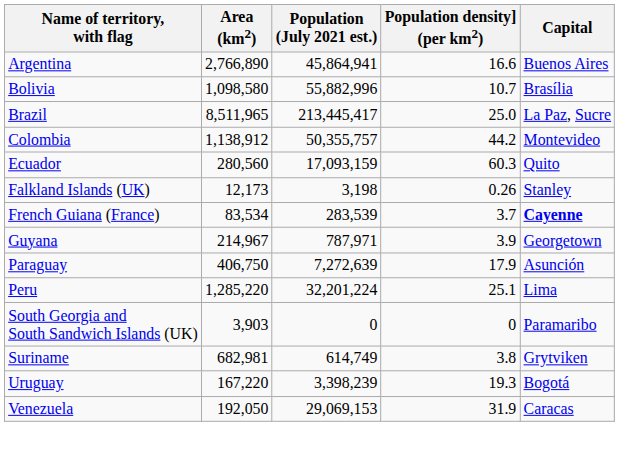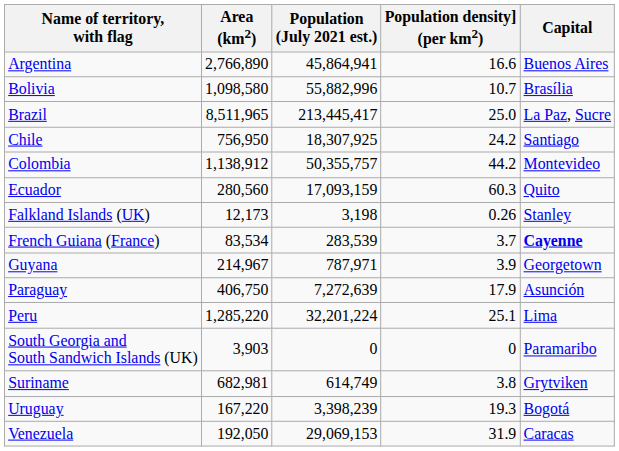+ row: (25, 139)
